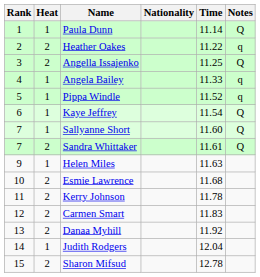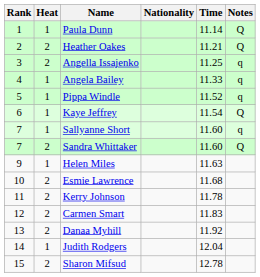(211, 46) 11.22 -> (211, 46) 11.21
(240, 46) q -> (240, 46) Q
(240, 63) Q -> (240, 63) q
(240, 130) Q -> (240, 130) q
(211, 146) 11.61 -> (211, 146) 11.60
